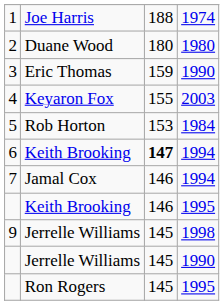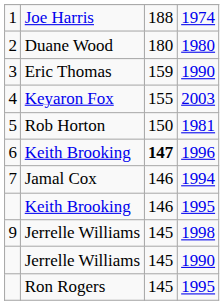(161, 125) 153 -> (161, 125) 150
(198, 125) 1984 -> (198, 125) 1981
(198, 152) 1994 -> (198, 152) 1996
